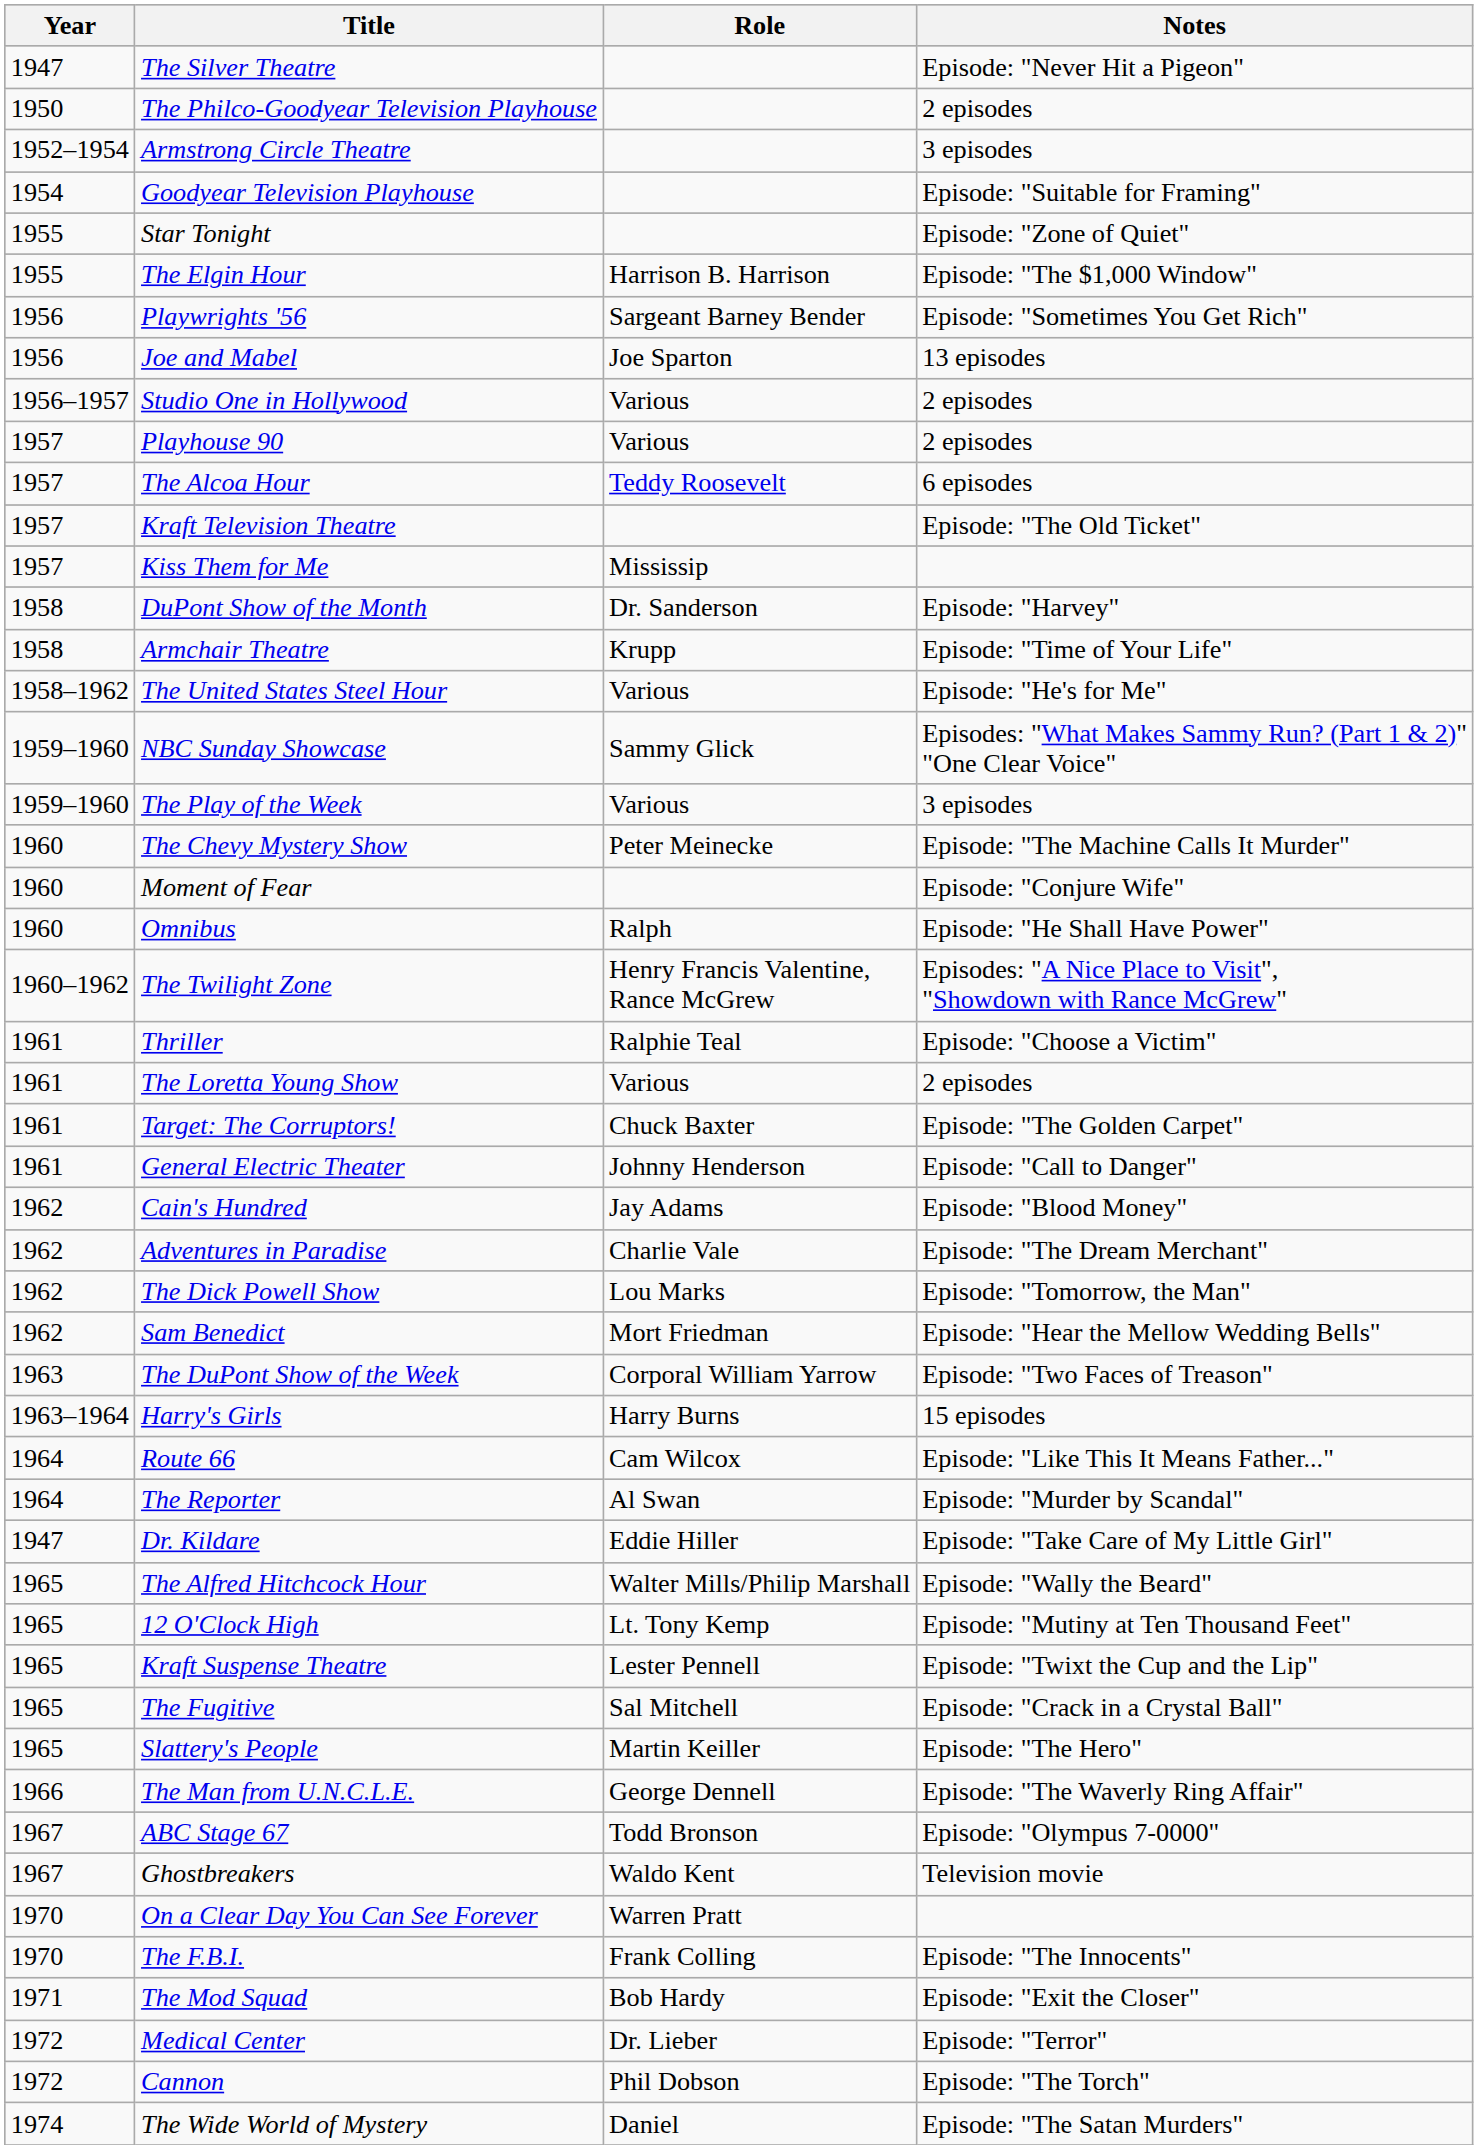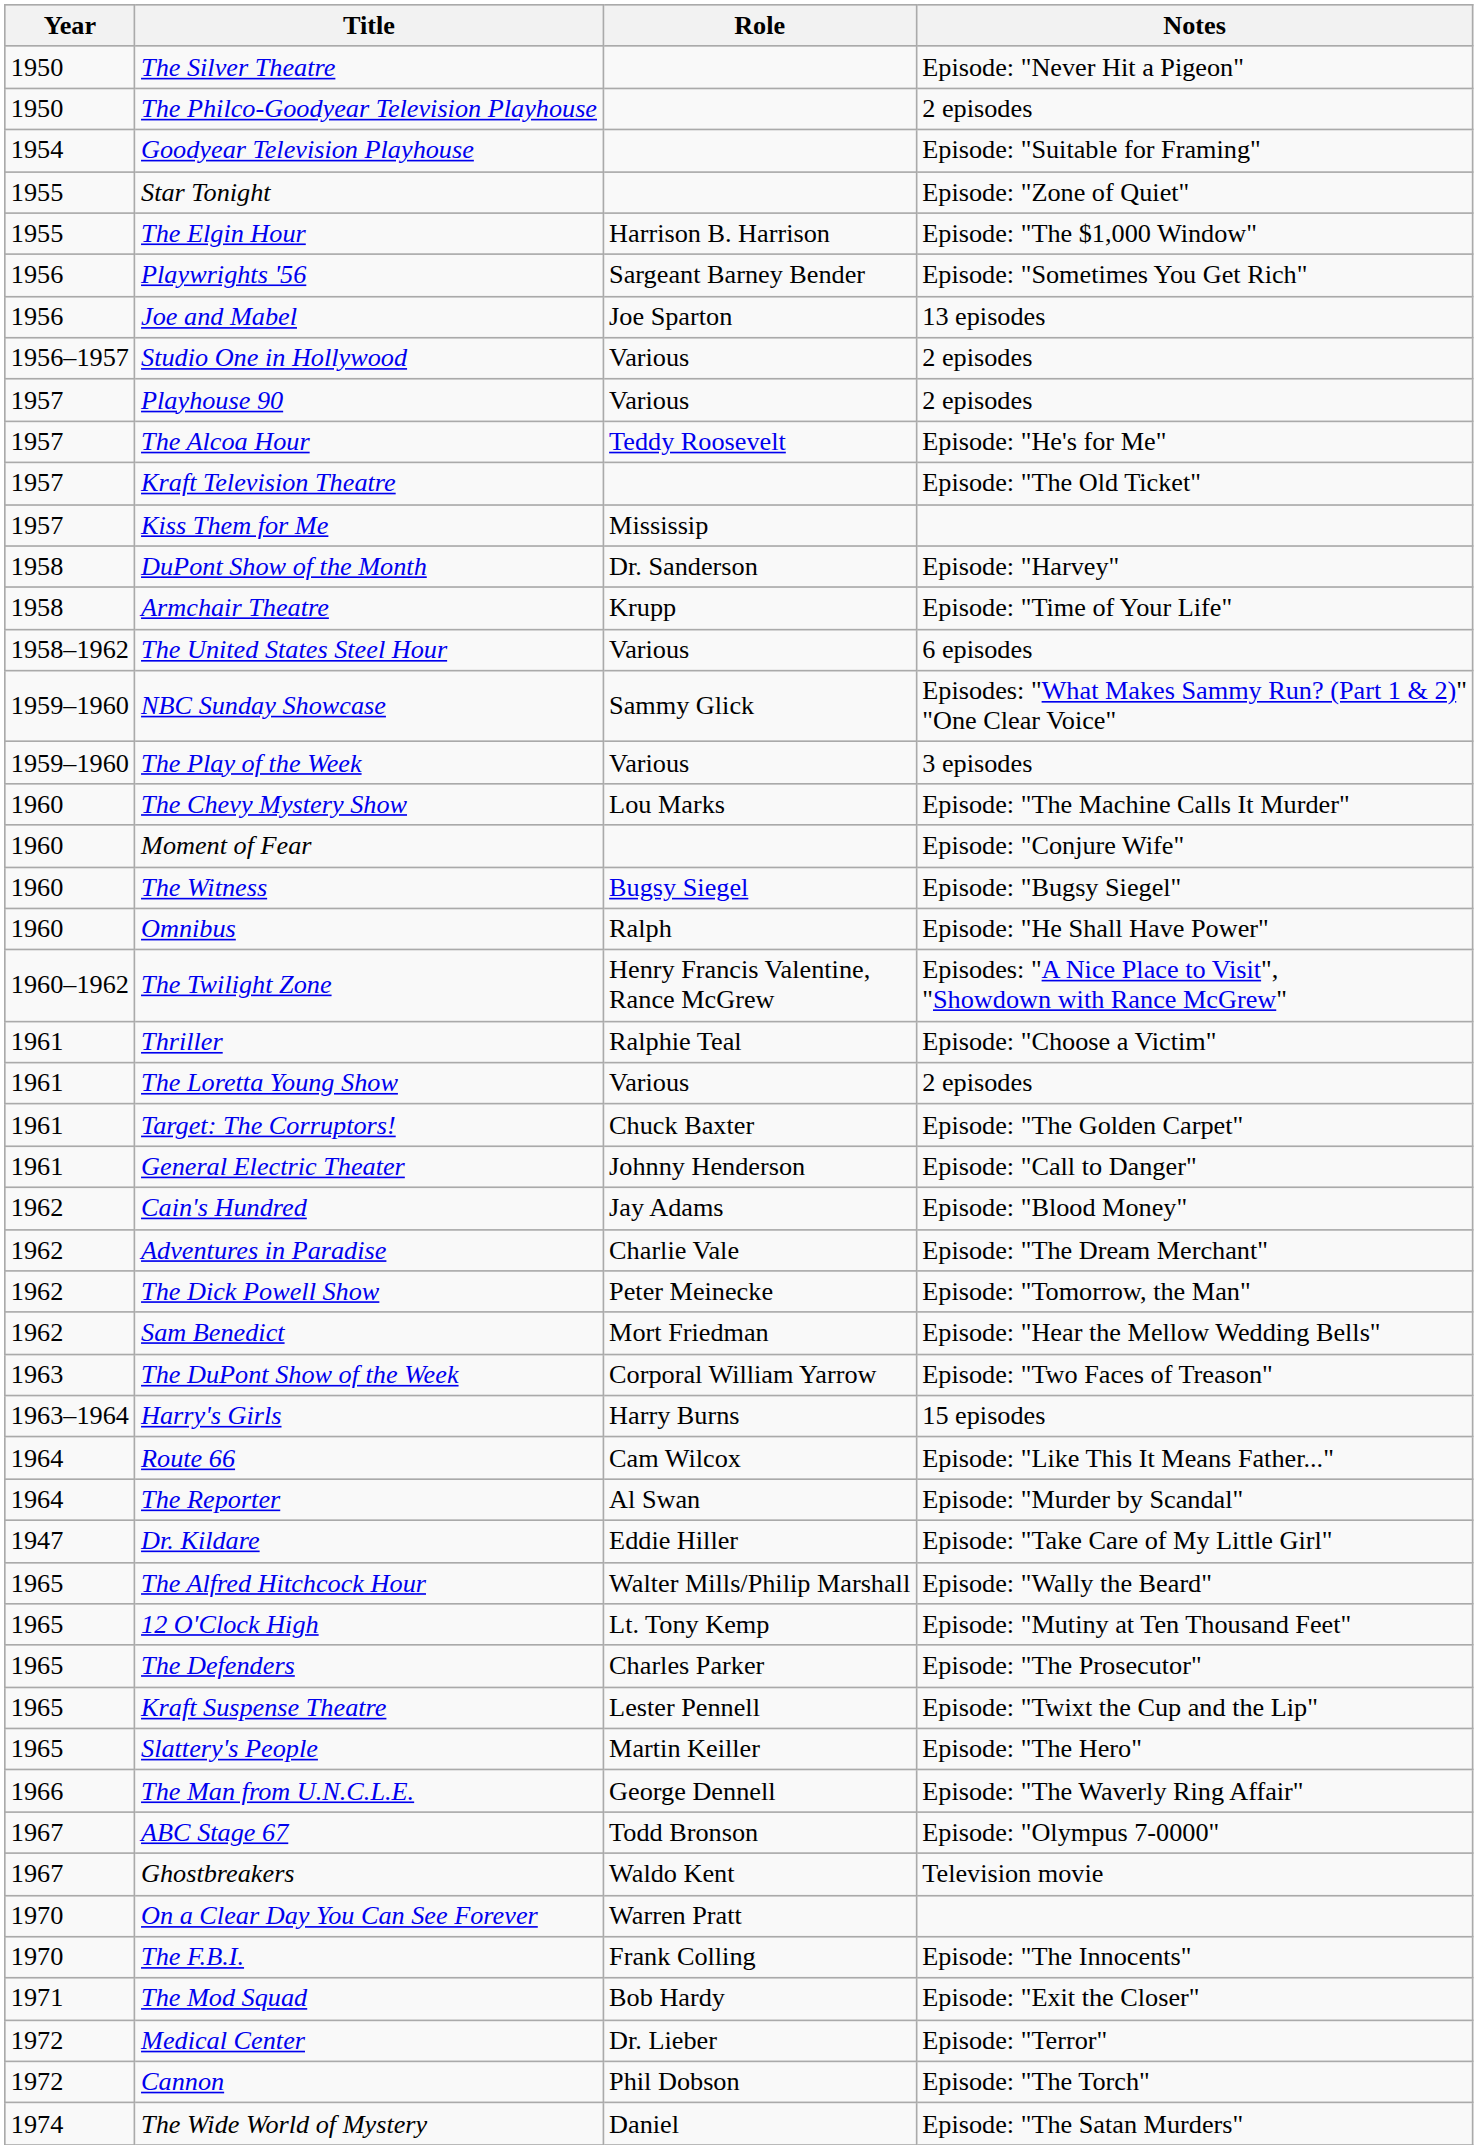(37, 66) 1947 -> (37, 66) 1950
- row: (276, 150)
(977, 483) 6 episodes -> (1044, 441) Episode: "He's for Me"
(1044, 691) Episode: "He's for Me" -> (977, 649) 6 episodes
(691, 845) Peter Meinecke -> (667, 803) Lou Marks
+ row: (204, 887)
(667, 1291) Lou Marks -> (691, 1291) Peter Meinecke
+ row: (218, 1665)
- row: (208, 1707)
